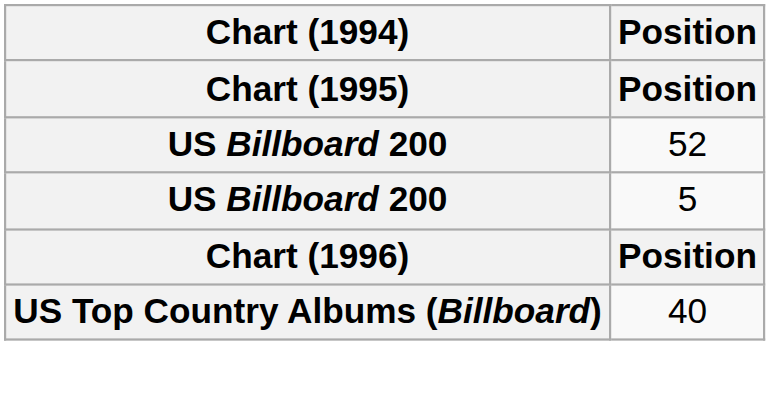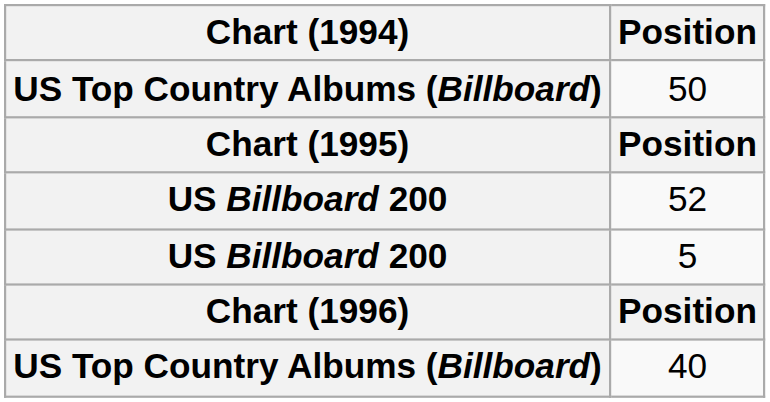+ row: (687, 88)
